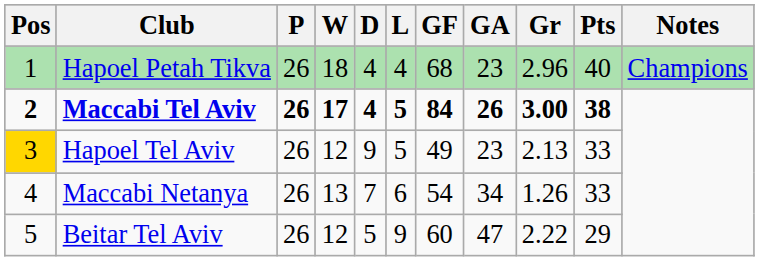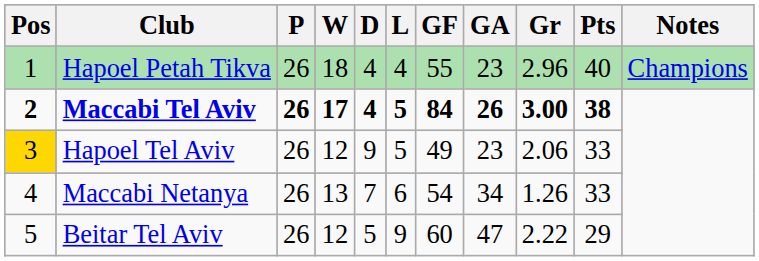(440, 67) 68 -> (440, 67) 55
(545, 151) 2.13 -> (545, 151) 2.06
